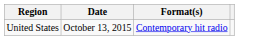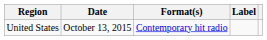+ column: (244, 12)
